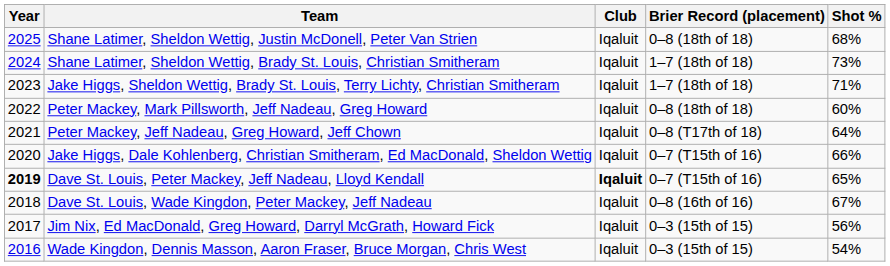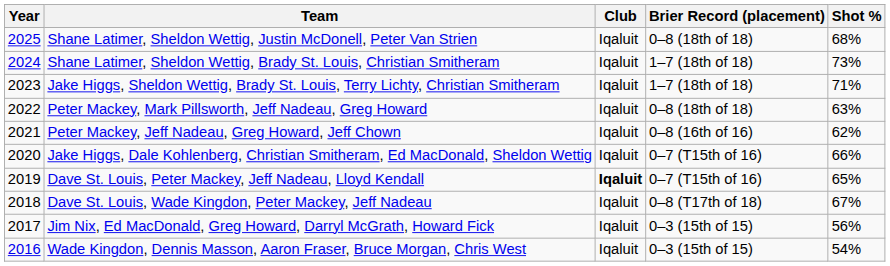(846, 109) 60% -> (846, 109) 63%
(705, 132) 0–8 (T17th of 18) -> (701, 132) 0–8 (16th of 16)
(846, 132) 64% -> (846, 132) 62%
(24, 179) bold -> (24, 179) normal
(701, 202) 0–8 (16th of 16) -> (705, 202) 0–8 (T17th of 18)
